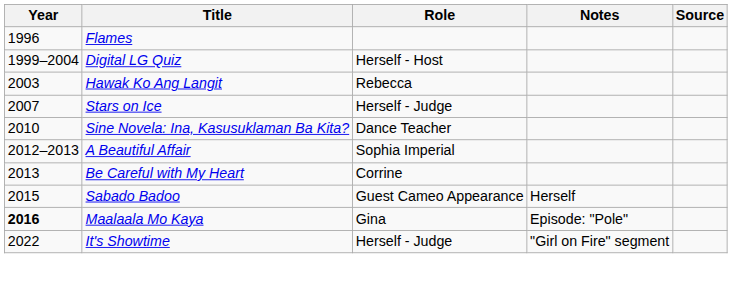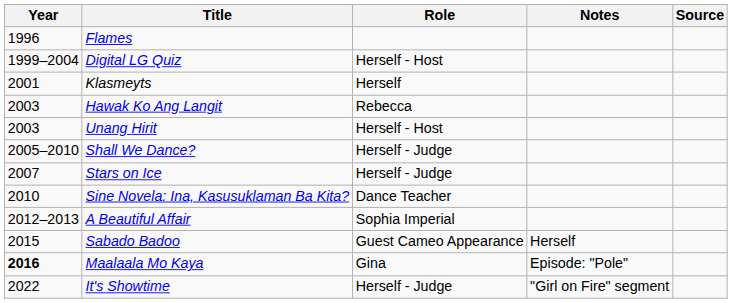+ row: (118, 83)
+ row: (121, 128)
+ row: (140, 151)
- row: (165, 173)
